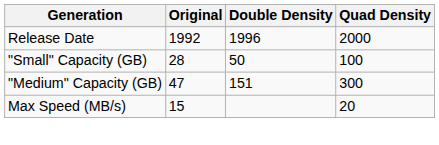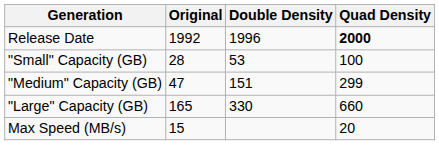(355, 38) normal -> (355, 38) bold
(237, 60) 50 -> (237, 60) 53
(351, 83) 300 -> (351, 83) 299
+ row: (78, 106)
